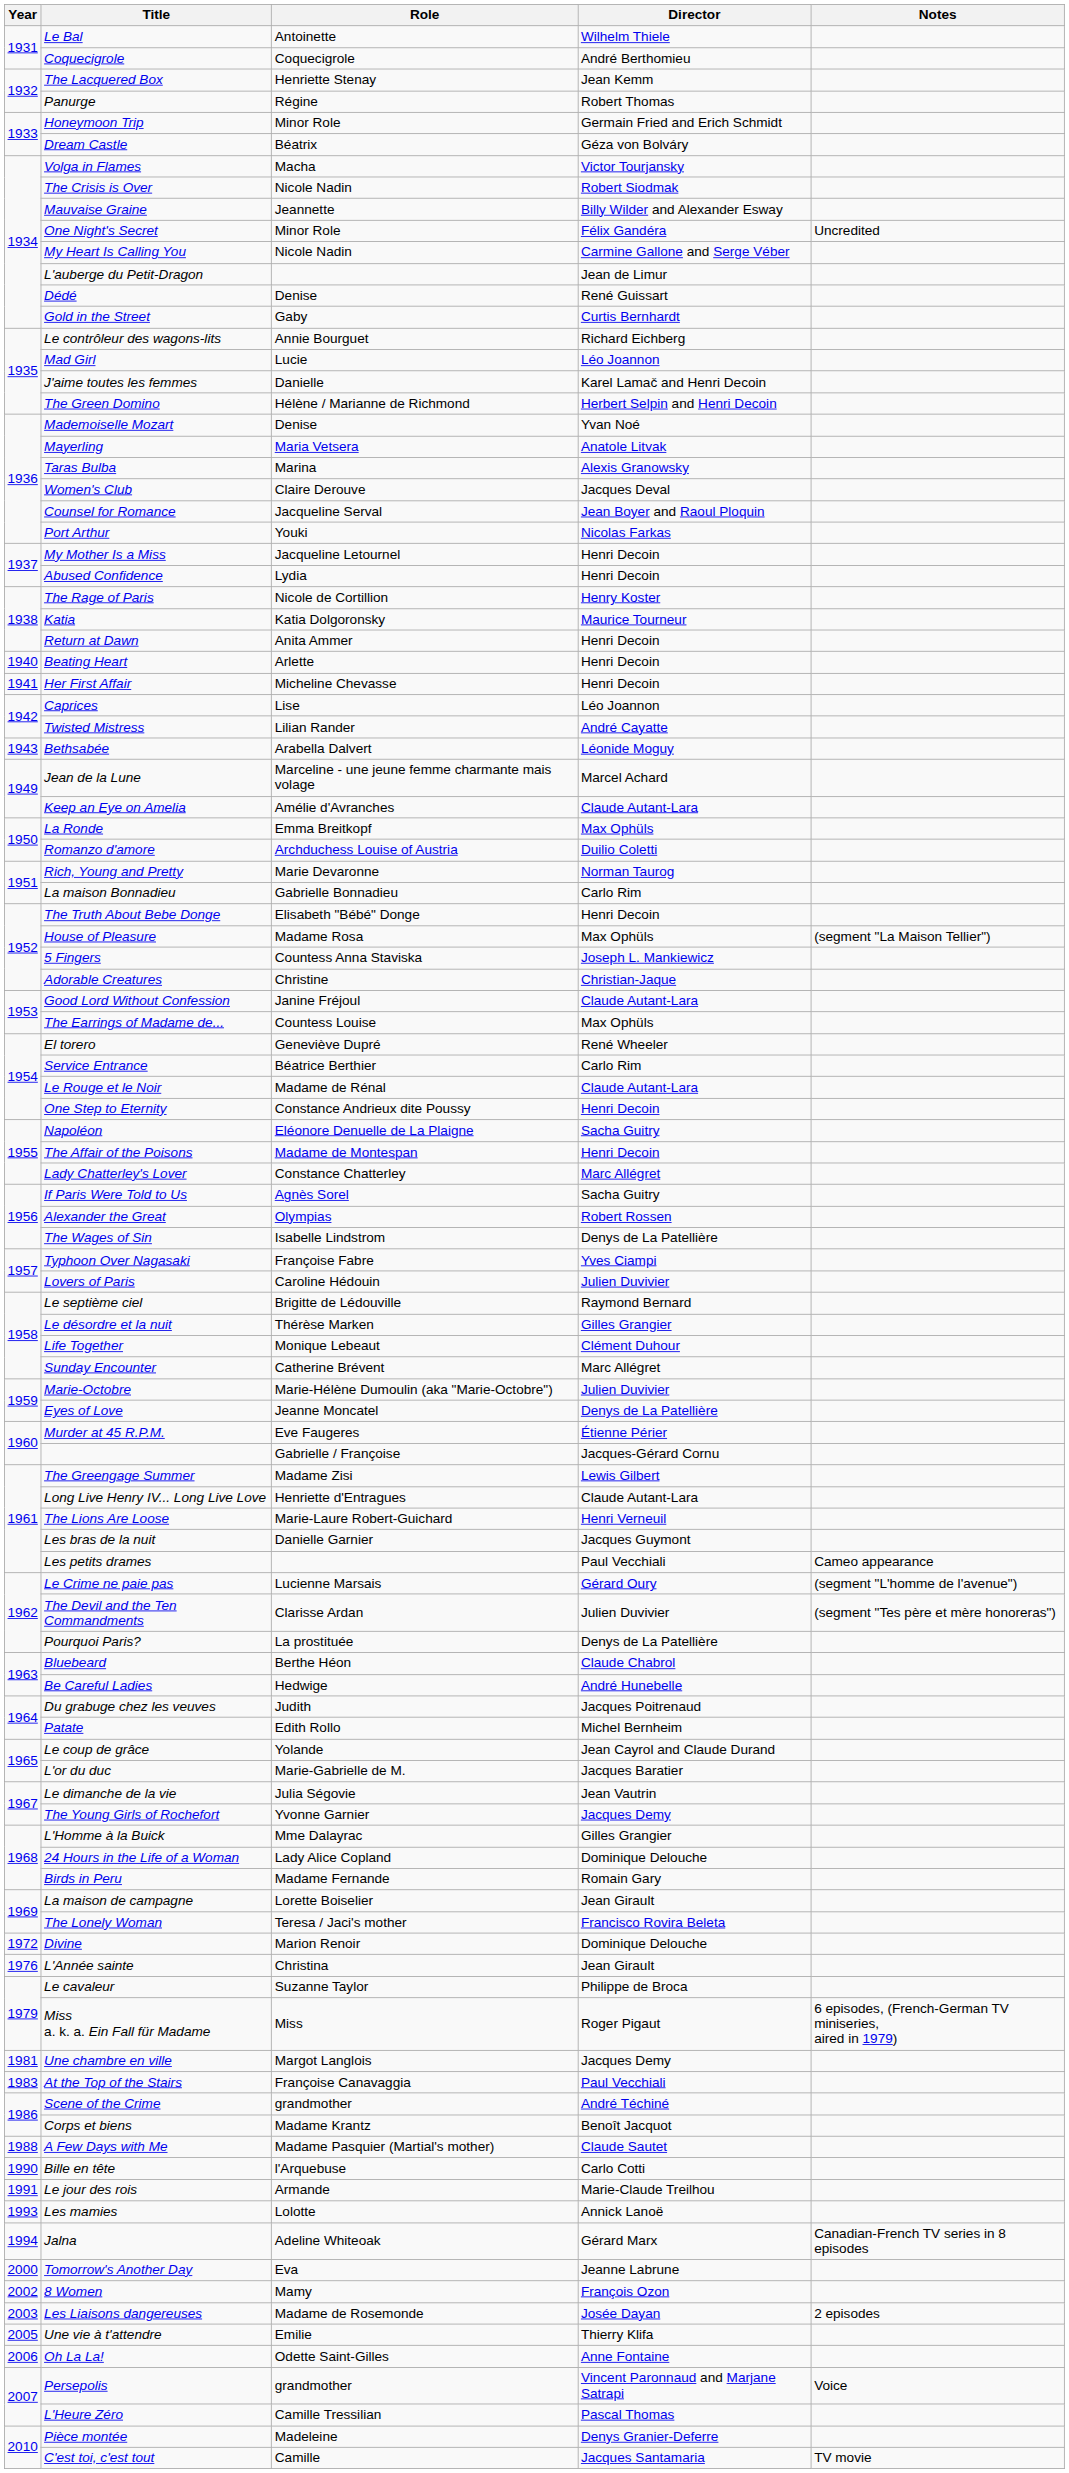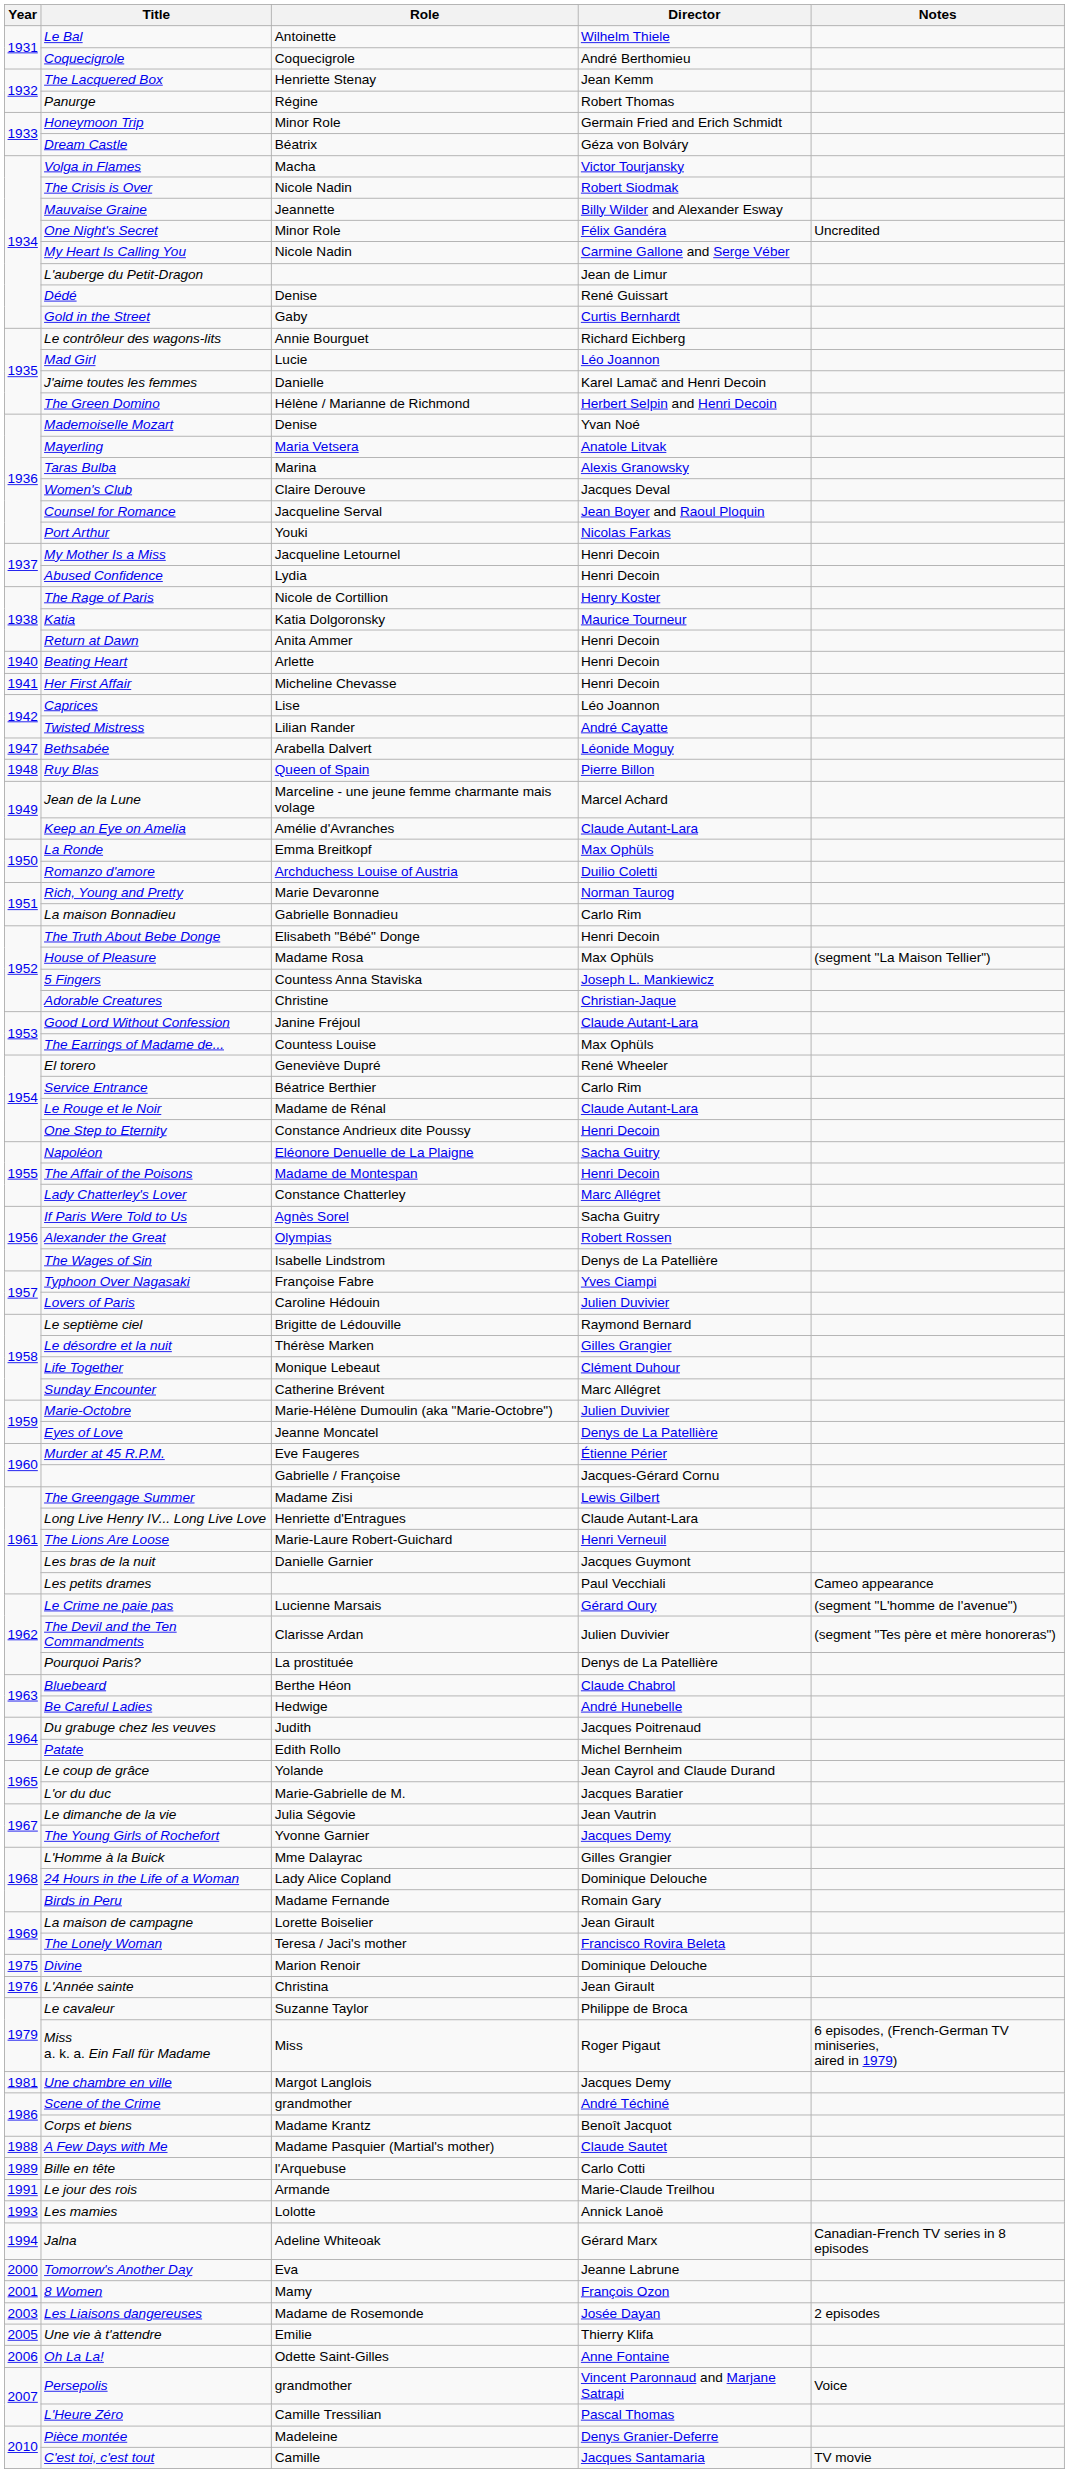(23, 748) 1943 -> (23, 748) 1947
+ row: (71, 770)
(23, 1943) 1972 -> (23, 1965) 1975
- row: (113, 2082)
(23, 2168) 1990 -> (23, 2168) 1989
(23, 2291) 2002 -> (23, 2291) 2001
